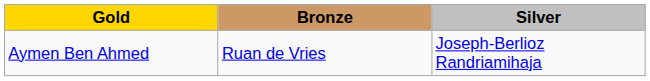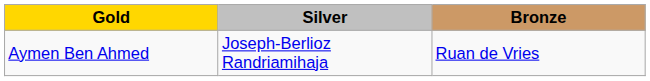columns swapped: (539, 17) <-> (325, 17)
